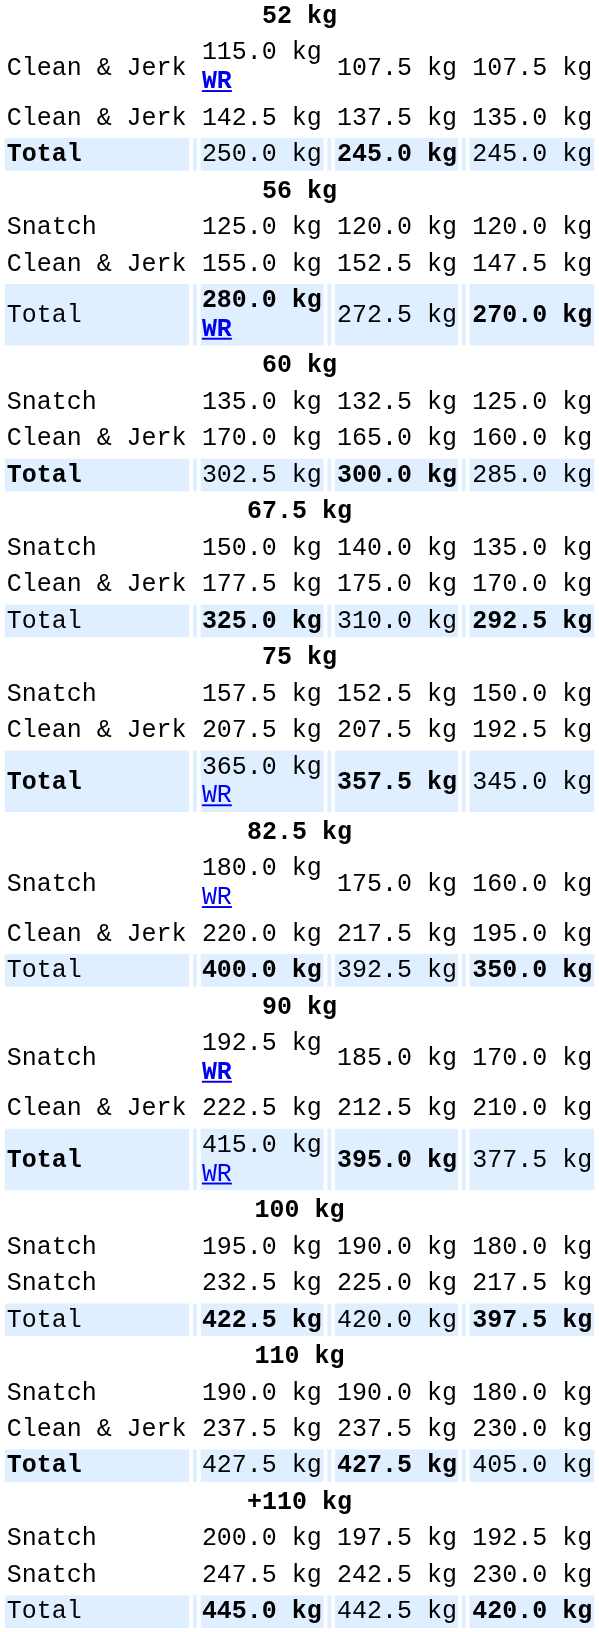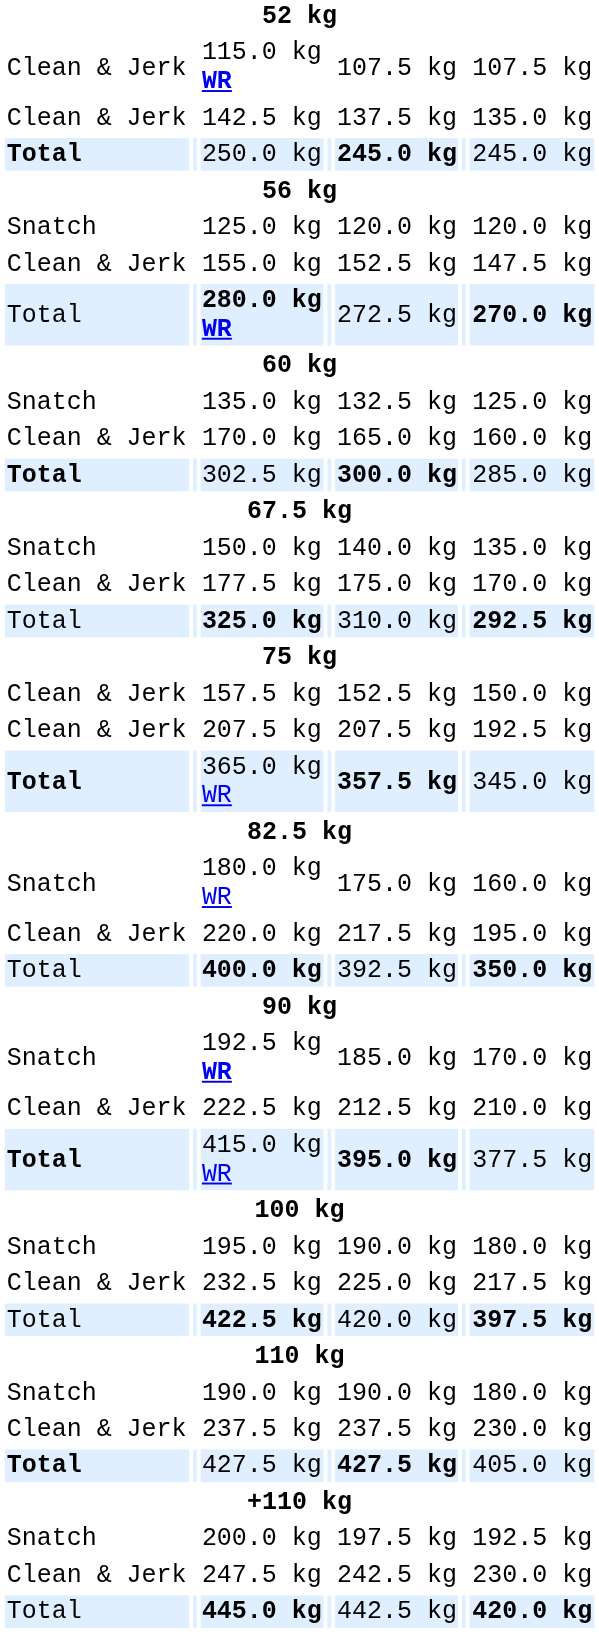(52, 694) Snatch -> (97, 694) Clean & Jerk
(52, 1283) Snatch -> (97, 1283) Clean & Jerk
(52, 1575) Snatch -> (97, 1575) Clean & Jerk
